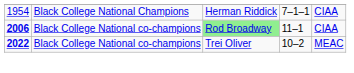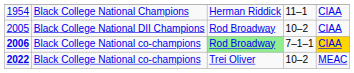(296, 12) 7–1–1 -> (296, 12) 11–1
+ row: (18, 28)
(293, 28) 11–1 -> (300, 44) 7–1–1
(326, 28) no background -> (330, 44) gold background
